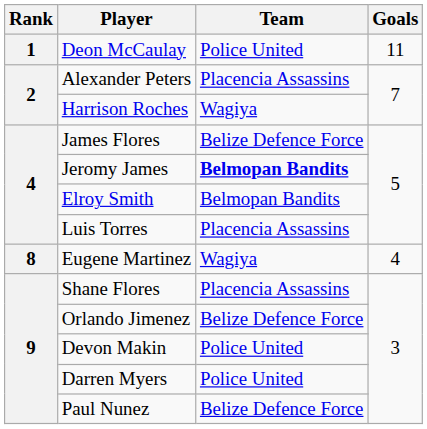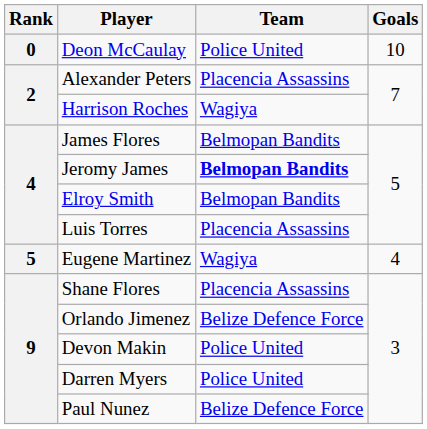(31, 49) 1 -> (31, 49) 0
(395, 49) 11 -> (395, 49) 10
(282, 139) Belize Defence Force -> (270, 139) Belmopan Bandits
(31, 259) 8 -> (31, 259) 5
